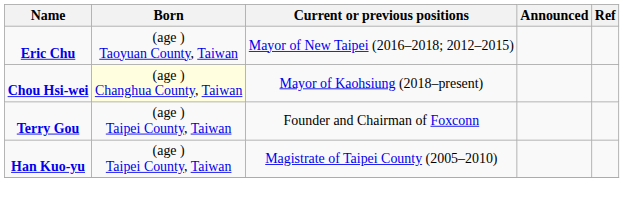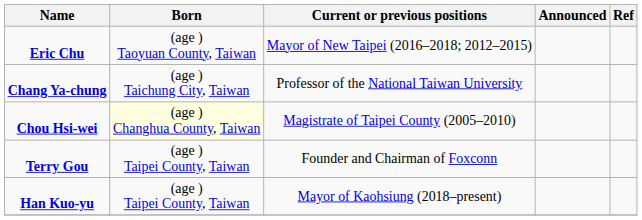+ row: (57, 91)
(381, 83) Mayor of Kaohsiung (2018–present) -> (399, 120) Magistrate of Taipei County (2005–2010)
(381, 158) Magistrate of Taipei County (2005–2010) -> (399, 196) Mayor of Kaohsiung (2018–present)
